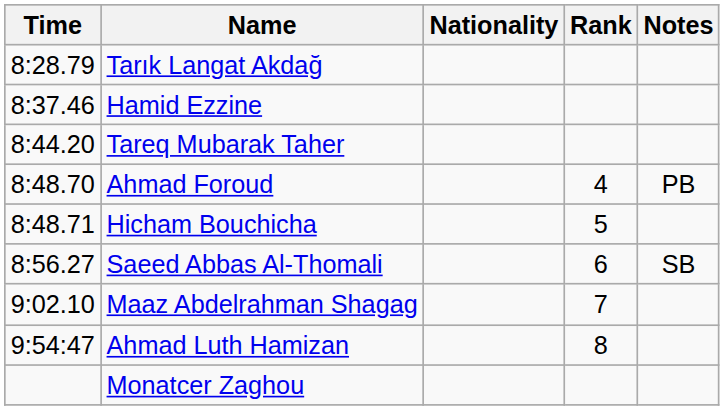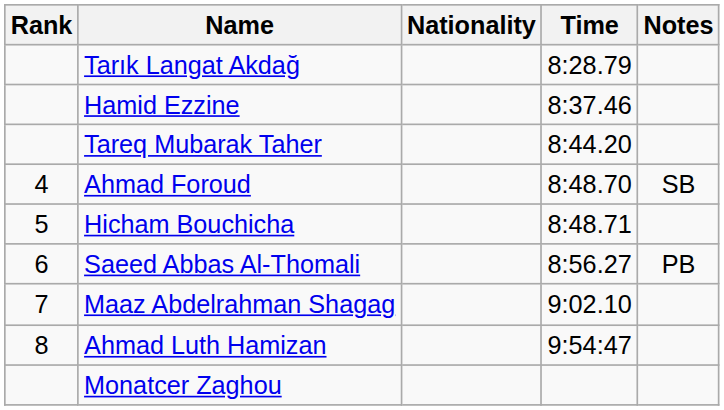columns swapped: (601, 25) <-> (53, 25)
(678, 185) PB -> (678, 185) SB
(678, 265) SB -> (678, 265) PB
